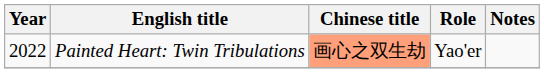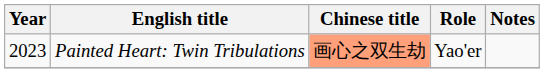(28, 50) 2022 -> (28, 50) 2023
